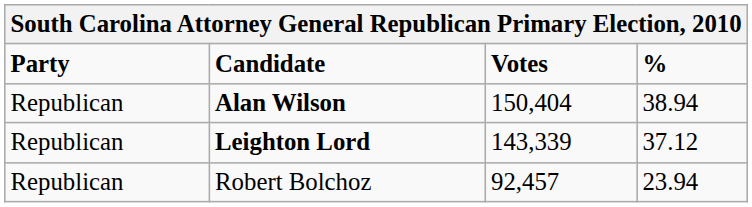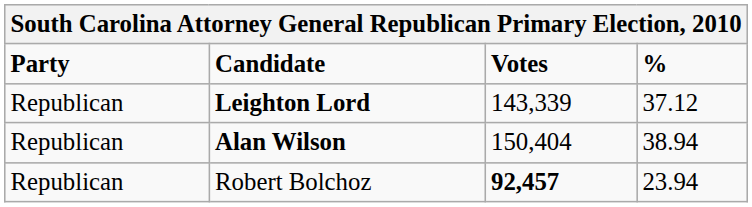rows swapped: (280, 102) <-> (293, 142)
(525, 181) normal -> (525, 181) bold
